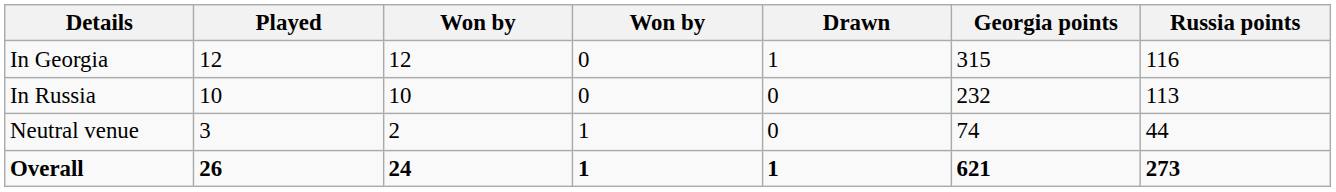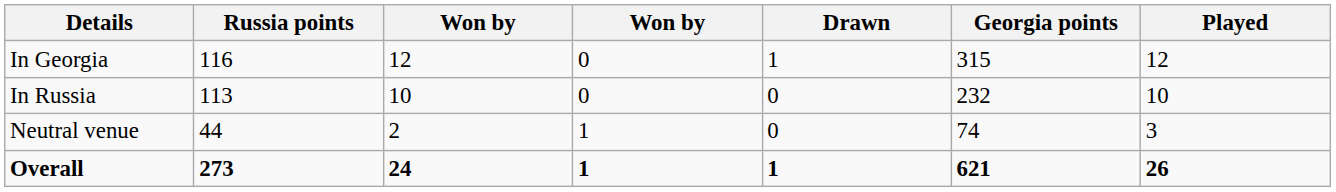columns swapped: (289, 22) <-> (1235, 22)
